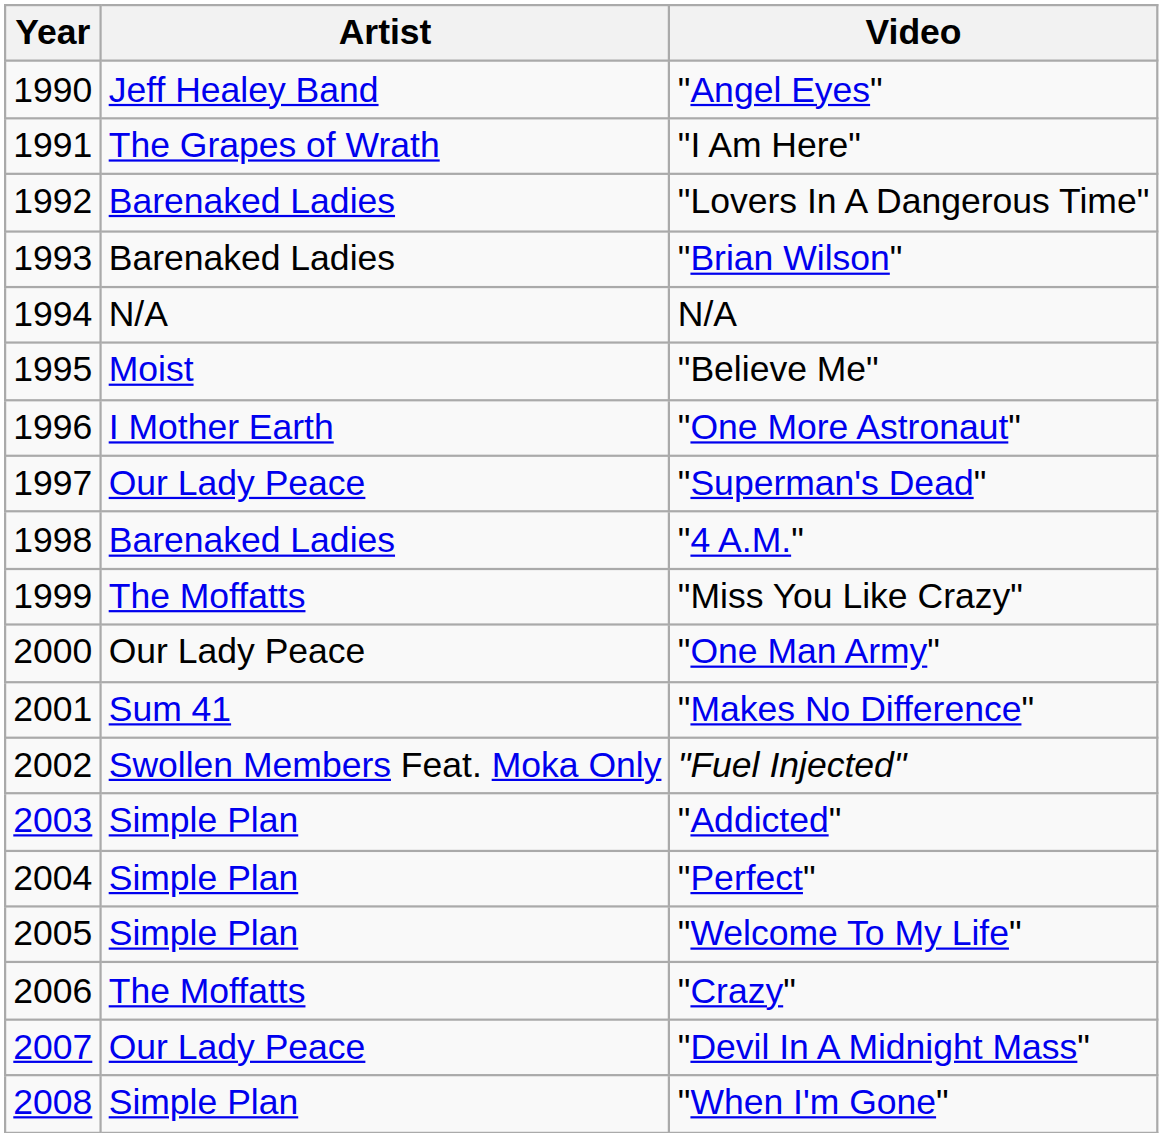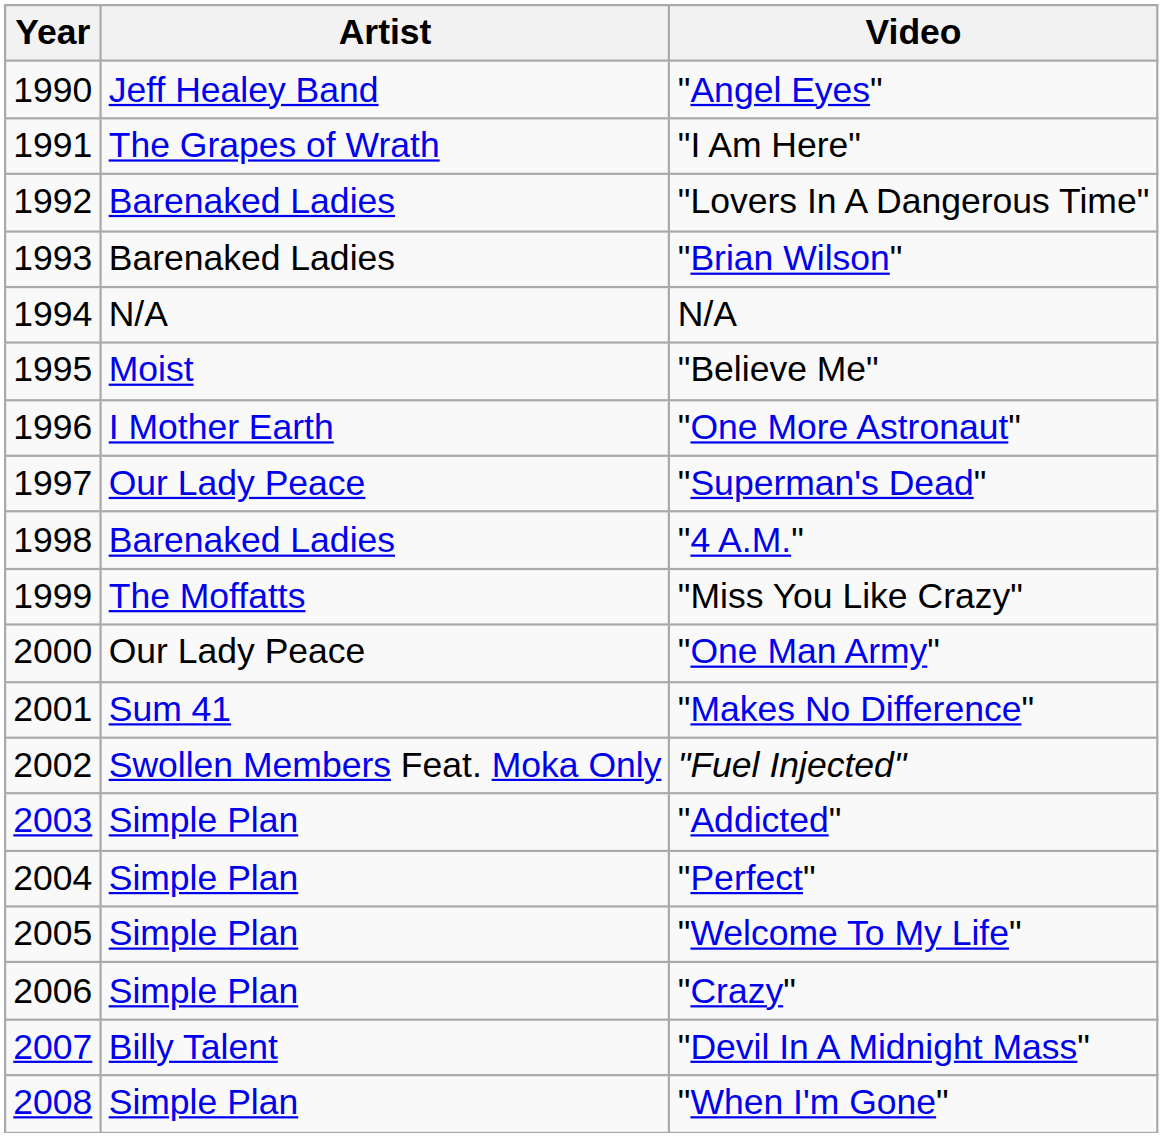(207, 990) The Moffatts -> (203, 990) Simple Plan
(237, 1046) Our Lady Peace -> (193, 1046) Billy Talent
